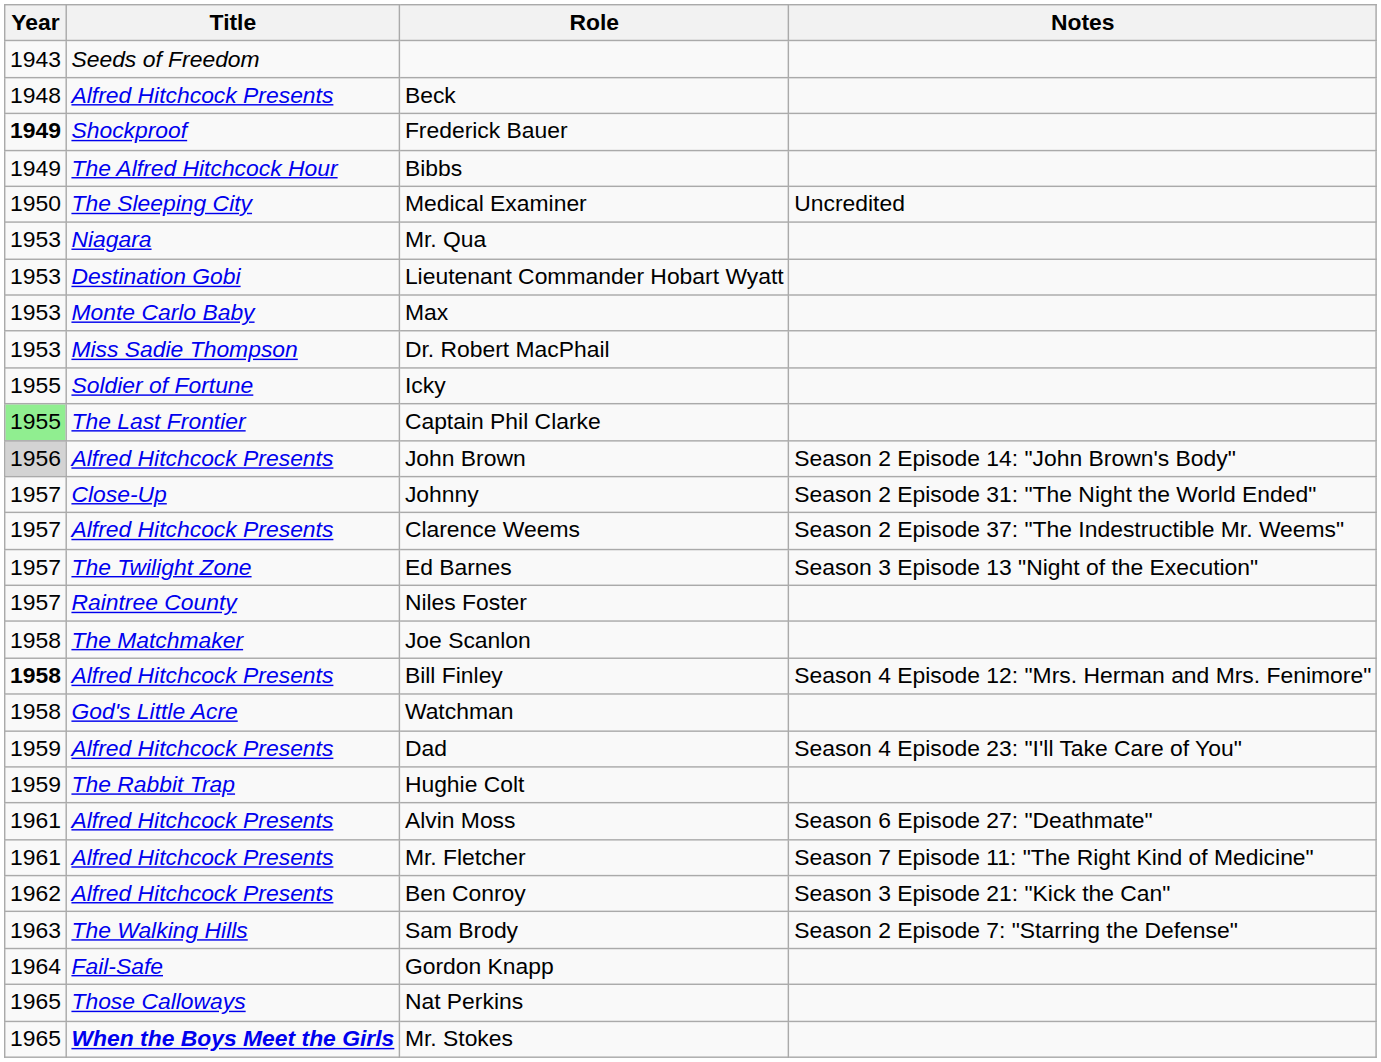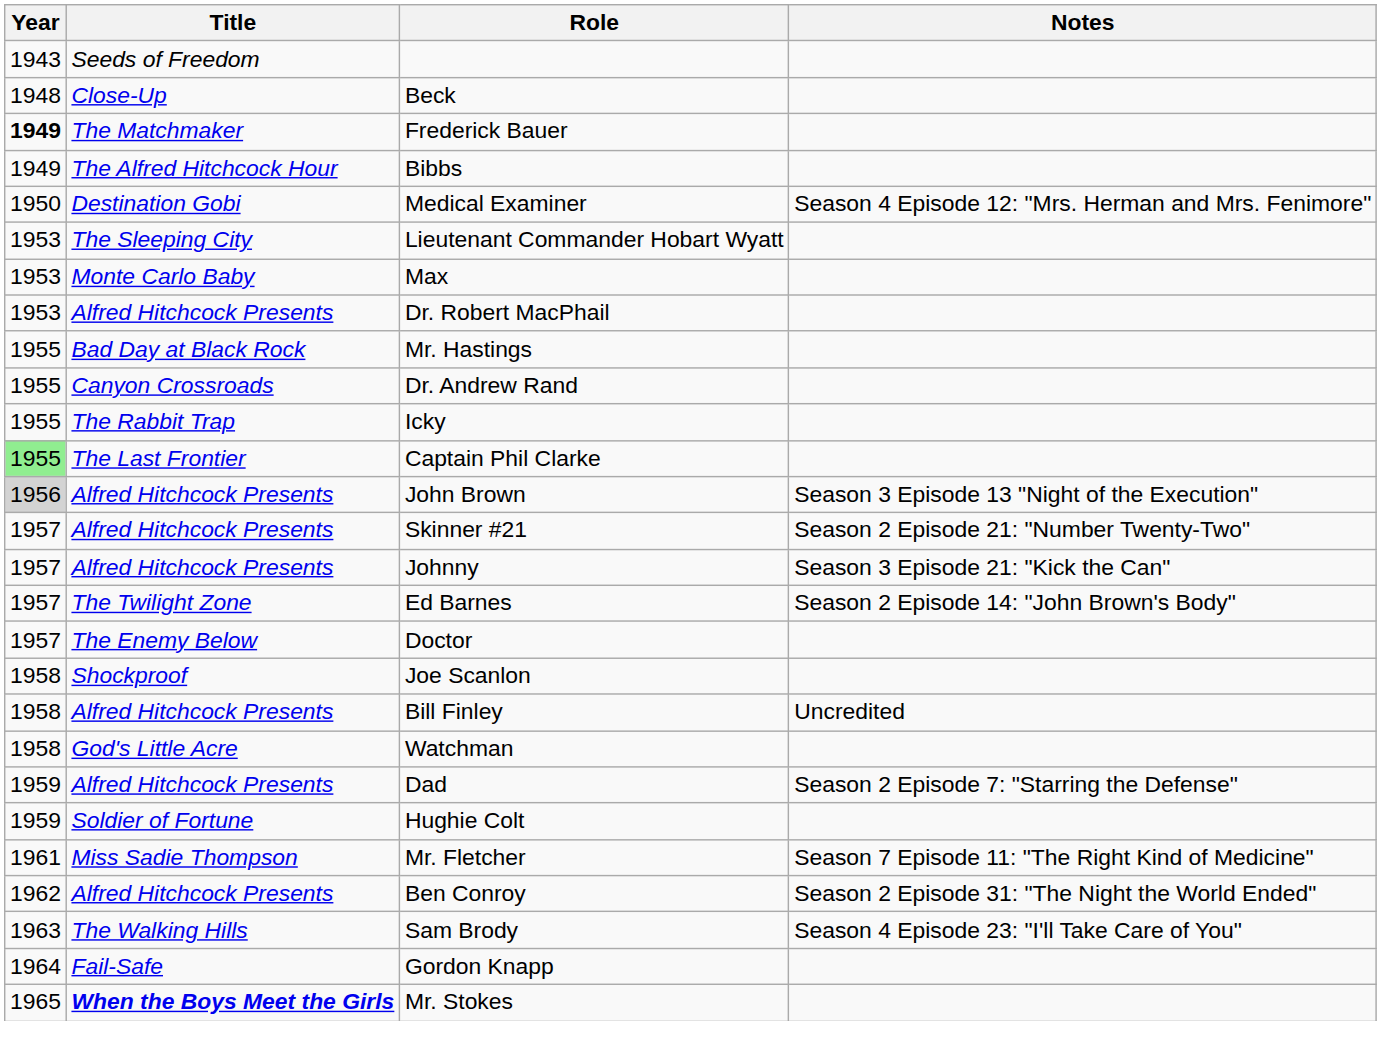(202, 95) Alfred Hitchcock Presents -> (119, 95) Close-Up
(129, 131) Shockproof -> (157, 131) The Matchmaker
(162, 204) The Sleeping City -> (156, 204) Destination Gobi
(850, 204) Uncredited -> (1083, 204) Season 4 Episode 12: "Mrs. Herman and Mrs. Fenimore"
- row: (446, 240)
(156, 276) Destination Gobi -> (162, 240) The Sleeping City
(185, 349) Miss Sadie Thompson -> (202, 312) Alfred Hitchcock Presents
+ row: (468, 349)
+ row: (491, 385)
(162, 385) Soldier of Fortune -> (153, 421) The Rabbit Trap
(1015, 458) Season 2 Episode 14: "John Brown's Body" -> (1026, 494) Season 3 Episode 13 "Night of the Execution"
+ row: (466, 530)
(119, 494) Close-Up -> (202, 566) Alfred Hitchcock Presents
(1055, 494) Season 2 Episode 31: "The Night the World Ended" -> (982, 566) Season 3 Episode 21: "Kick the Can"
- row: (492, 530)
(1026, 566) Season 3 Episode 13 "Night of the Execution" -> (1015, 603) Season 2 Episode 14: "John Brown's Body"
- row: (466, 603)
+ row: (439, 639)
(157, 639) The Matchmaker -> (129, 675) Shockproof
(35, 675) bold -> (35, 712) normal
(1083, 675) Season 4 Episode 12: "Mrs. Herman and Mrs. Fenimore" -> (850, 712) Uncredited
(1018, 748) Season 4 Episode 23: "I'll Take Care of You" -> (1016, 784) Season 2 Episode 7: "Starring the Defense"
(153, 784) The Rabbit Trap -> (162, 820) Soldier of Fortune
- row: (460, 820)
(202, 857) Alfred Hitchcock Presents -> (185, 857) Miss Sadie Thompson
(982, 893) Season 3 Episode 21: "Kick the Can" -> (1055, 893) Season 2 Episode 31: "The Night the World Ended"
(1016, 929) Season 2 Episode 7: "Starring the Defense" -> (1018, 929) Season 4 Episode 23: "I'll Take Care of You"
- row: (464, 1002)
